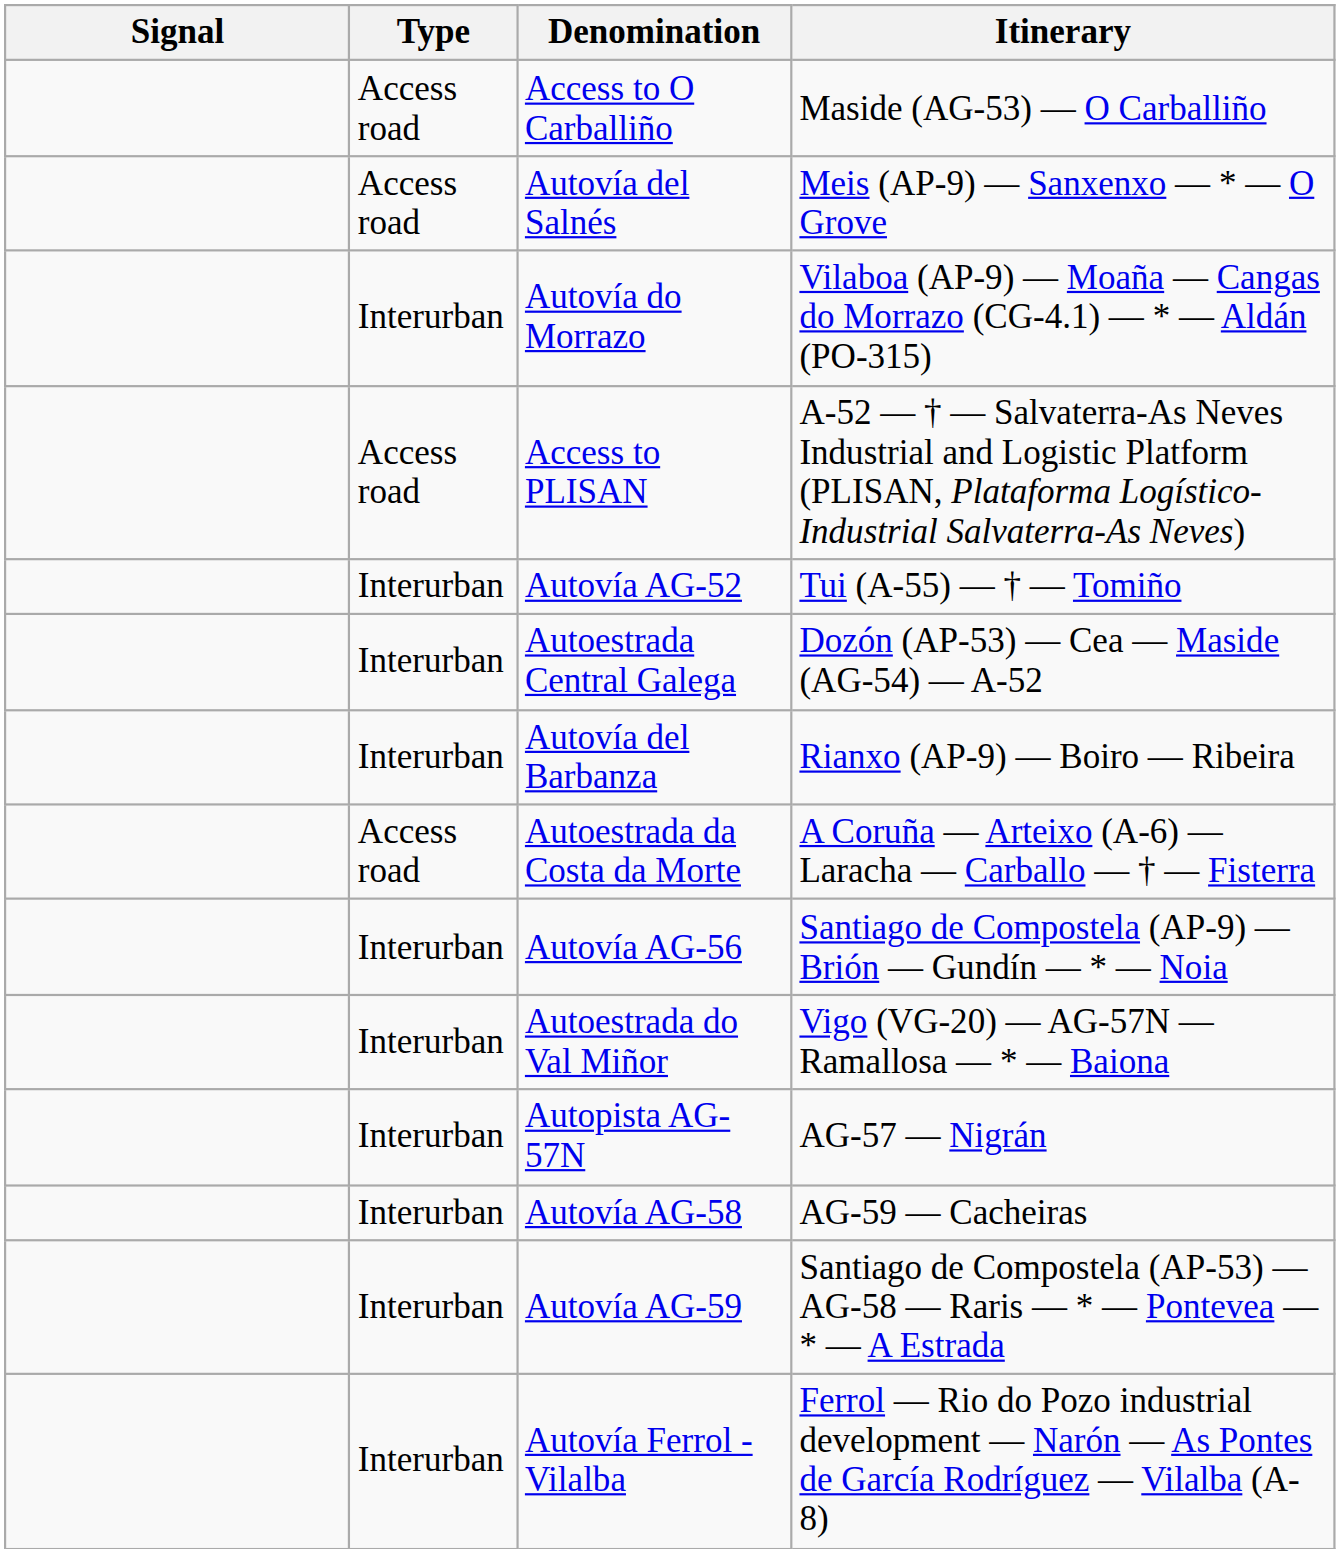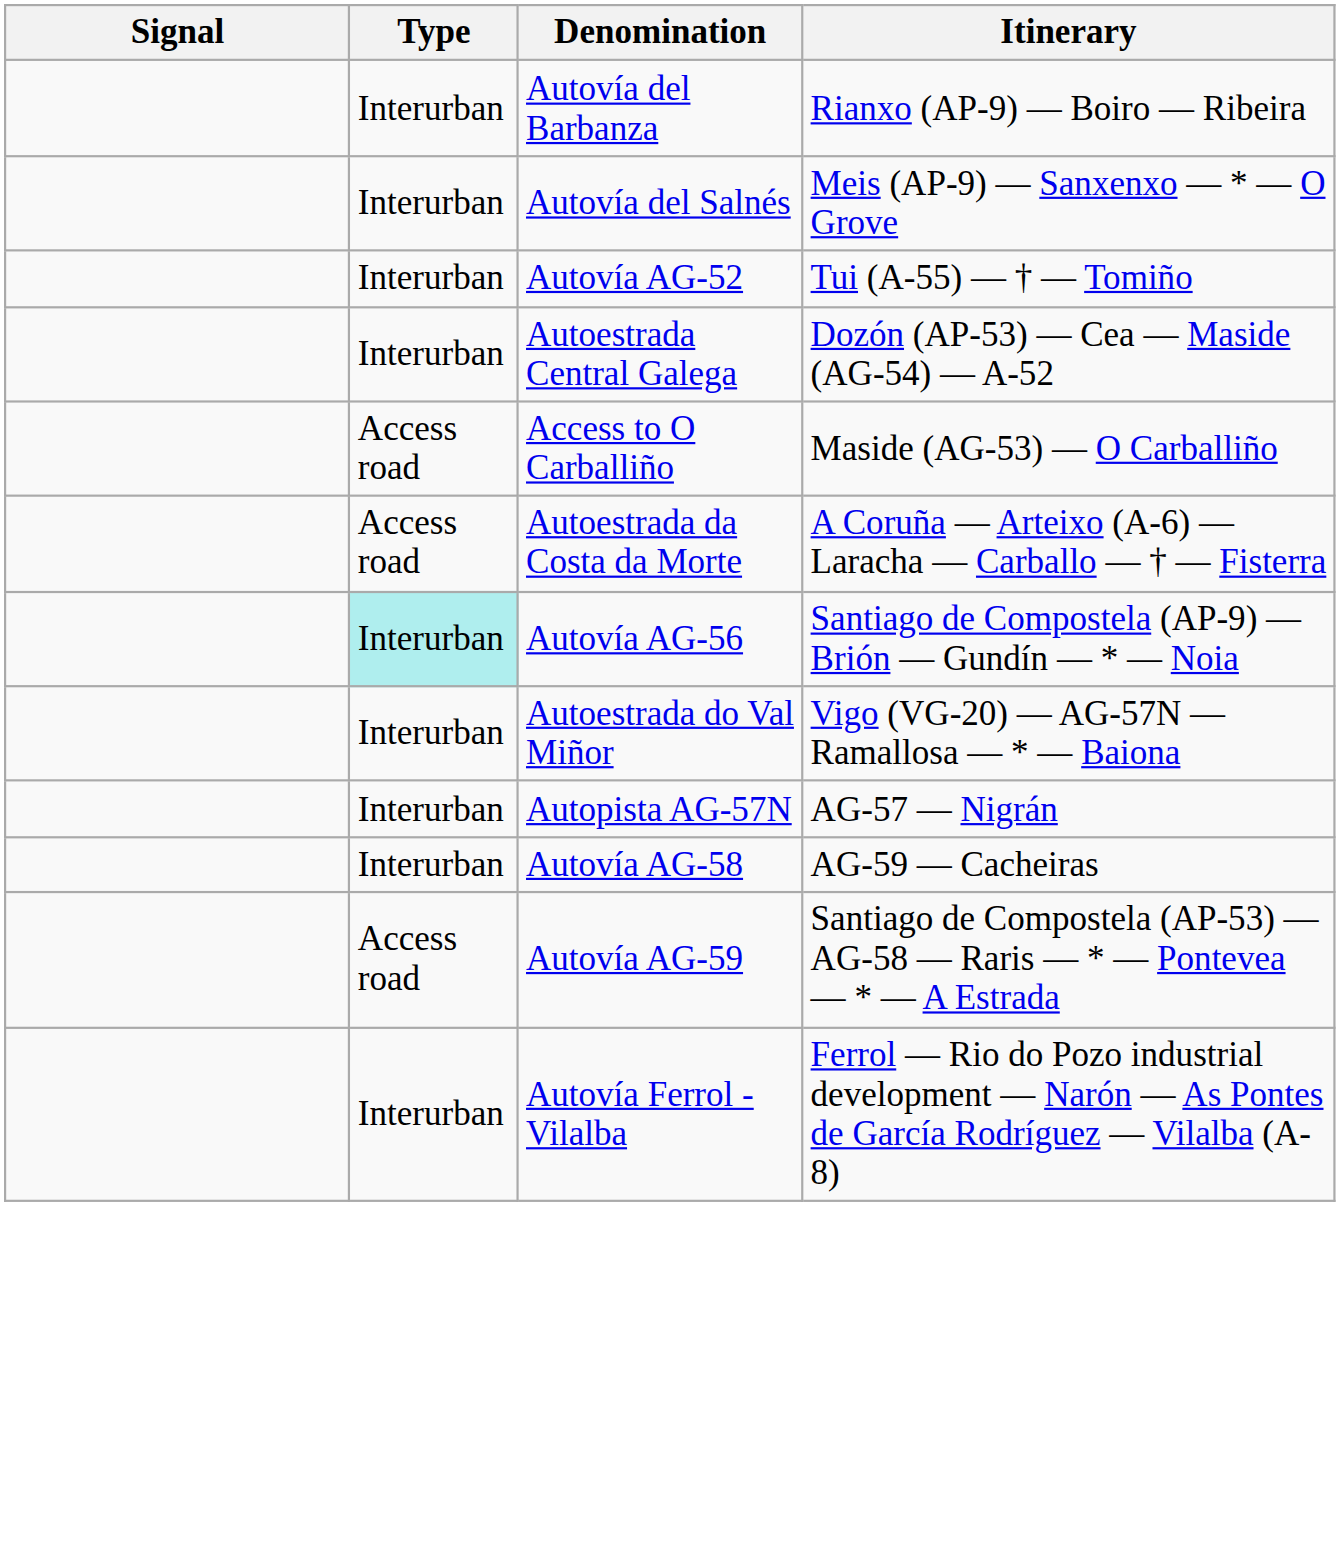rows swapped: (607, 756) <-> (610, 107)
(407, 202) Access road -> (431, 202) Interurban
- row: (603, 317)
- row: (593, 471)
(431, 946) no background -> (431, 638) paleturquoise background
(431, 1306) Interurban -> (407, 958) Access road
